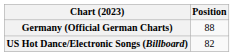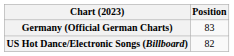(209, 28) 88 -> (209, 28) 83
